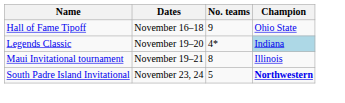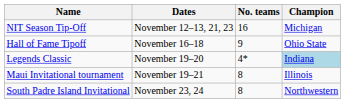+ row: (46, 28)
(211, 75) 5 -> (240, 91) 8
(284, 75) bold -> (311, 91) normal
